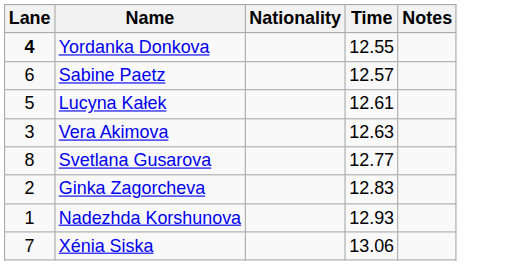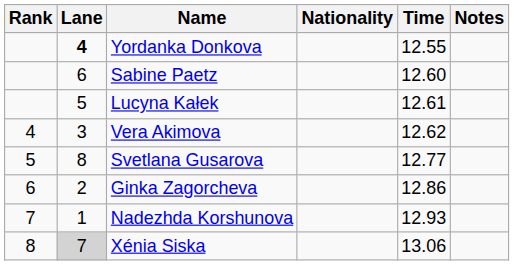+ column: (31, 18)
(372, 75) 12.57 -> (424, 75) 12.60
(372, 132) 12.63 -> (424, 132) 12.62
(372, 189) 12.83 -> (424, 189) 12.86
(30, 246) no background -> (82, 246) lightgrey background
